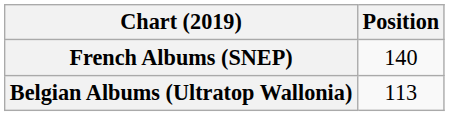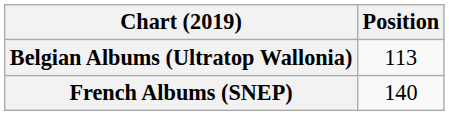rows swapped: (181, 92) <-> (181, 57)
